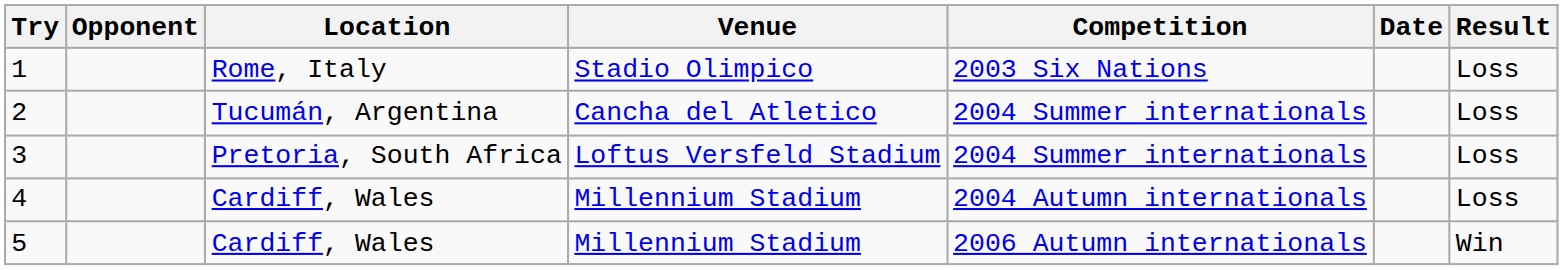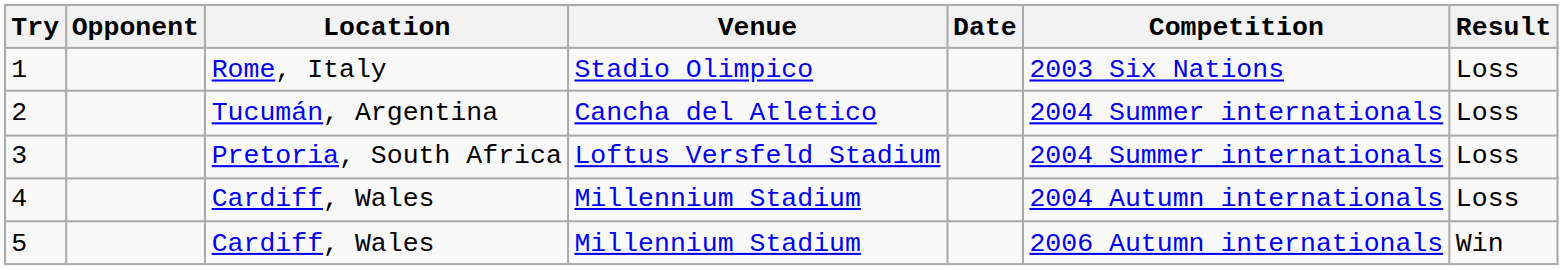columns swapped: (1160, 27) <-> (1411, 27)
